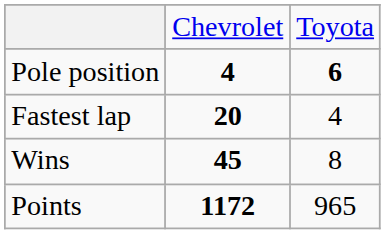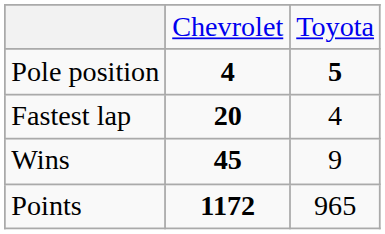(335, 71) 6 -> (335, 71) 5
(335, 160) 8 -> (335, 160) 9
